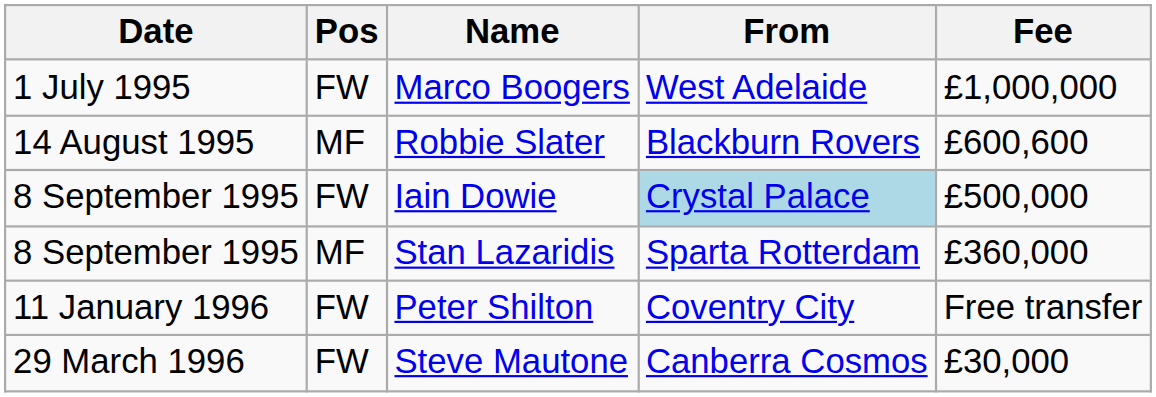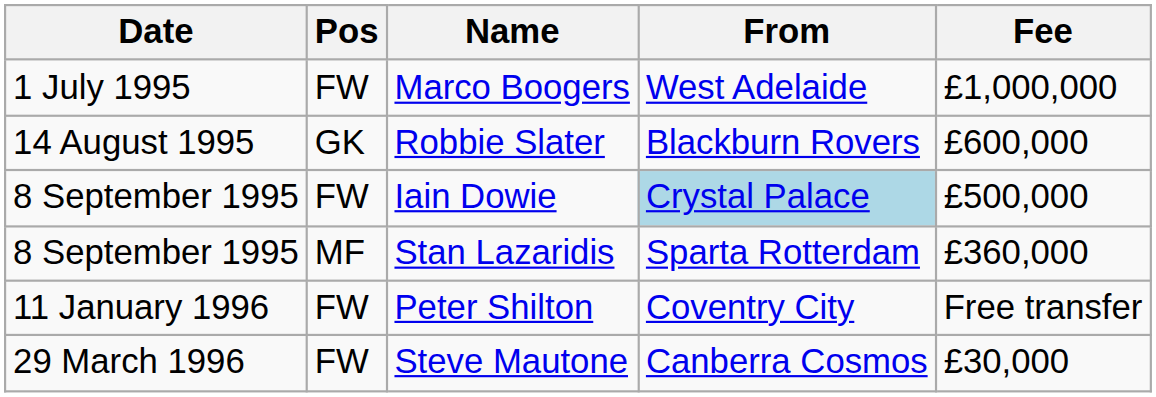(340, 142) MF -> (340, 142) GK
(1016, 142) £600,600 -> (1016, 142) £600,000
